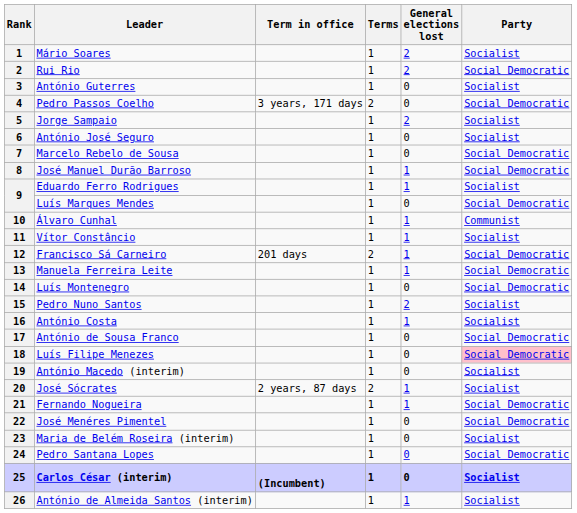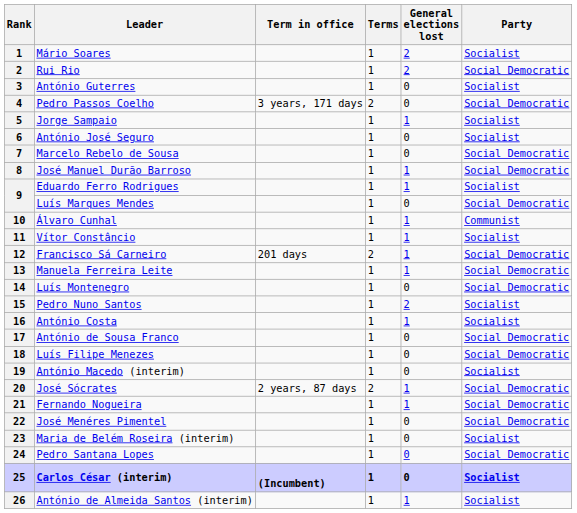(407, 120) 2 -> (407, 120) 1
(517, 354) pink background -> (517, 354) no background
(492, 388) Socialist -> (517, 388) Social Democratic
